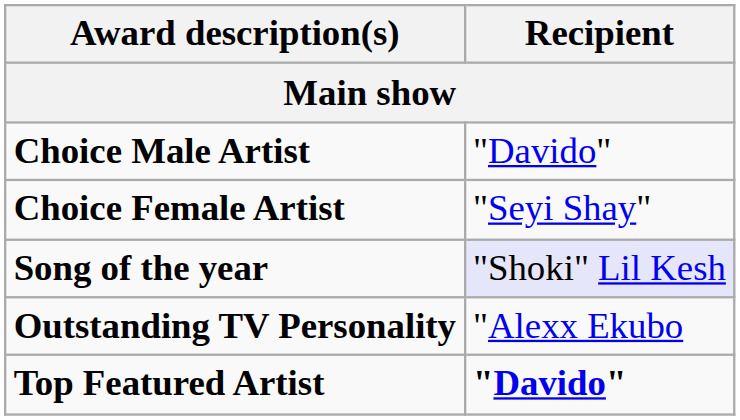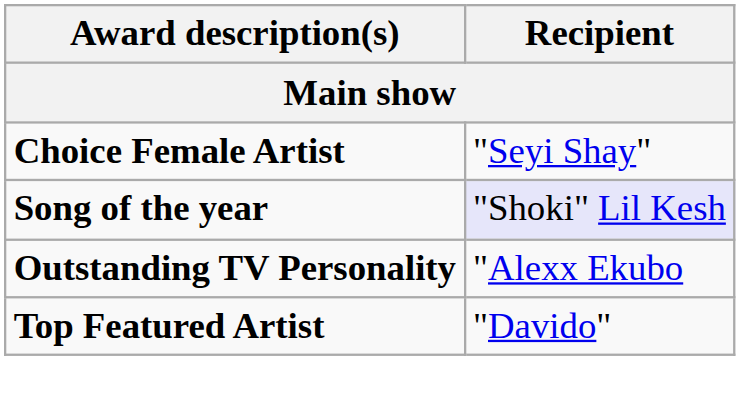- row: (162, 150)
(550, 383) bold -> (542, 325) normal
